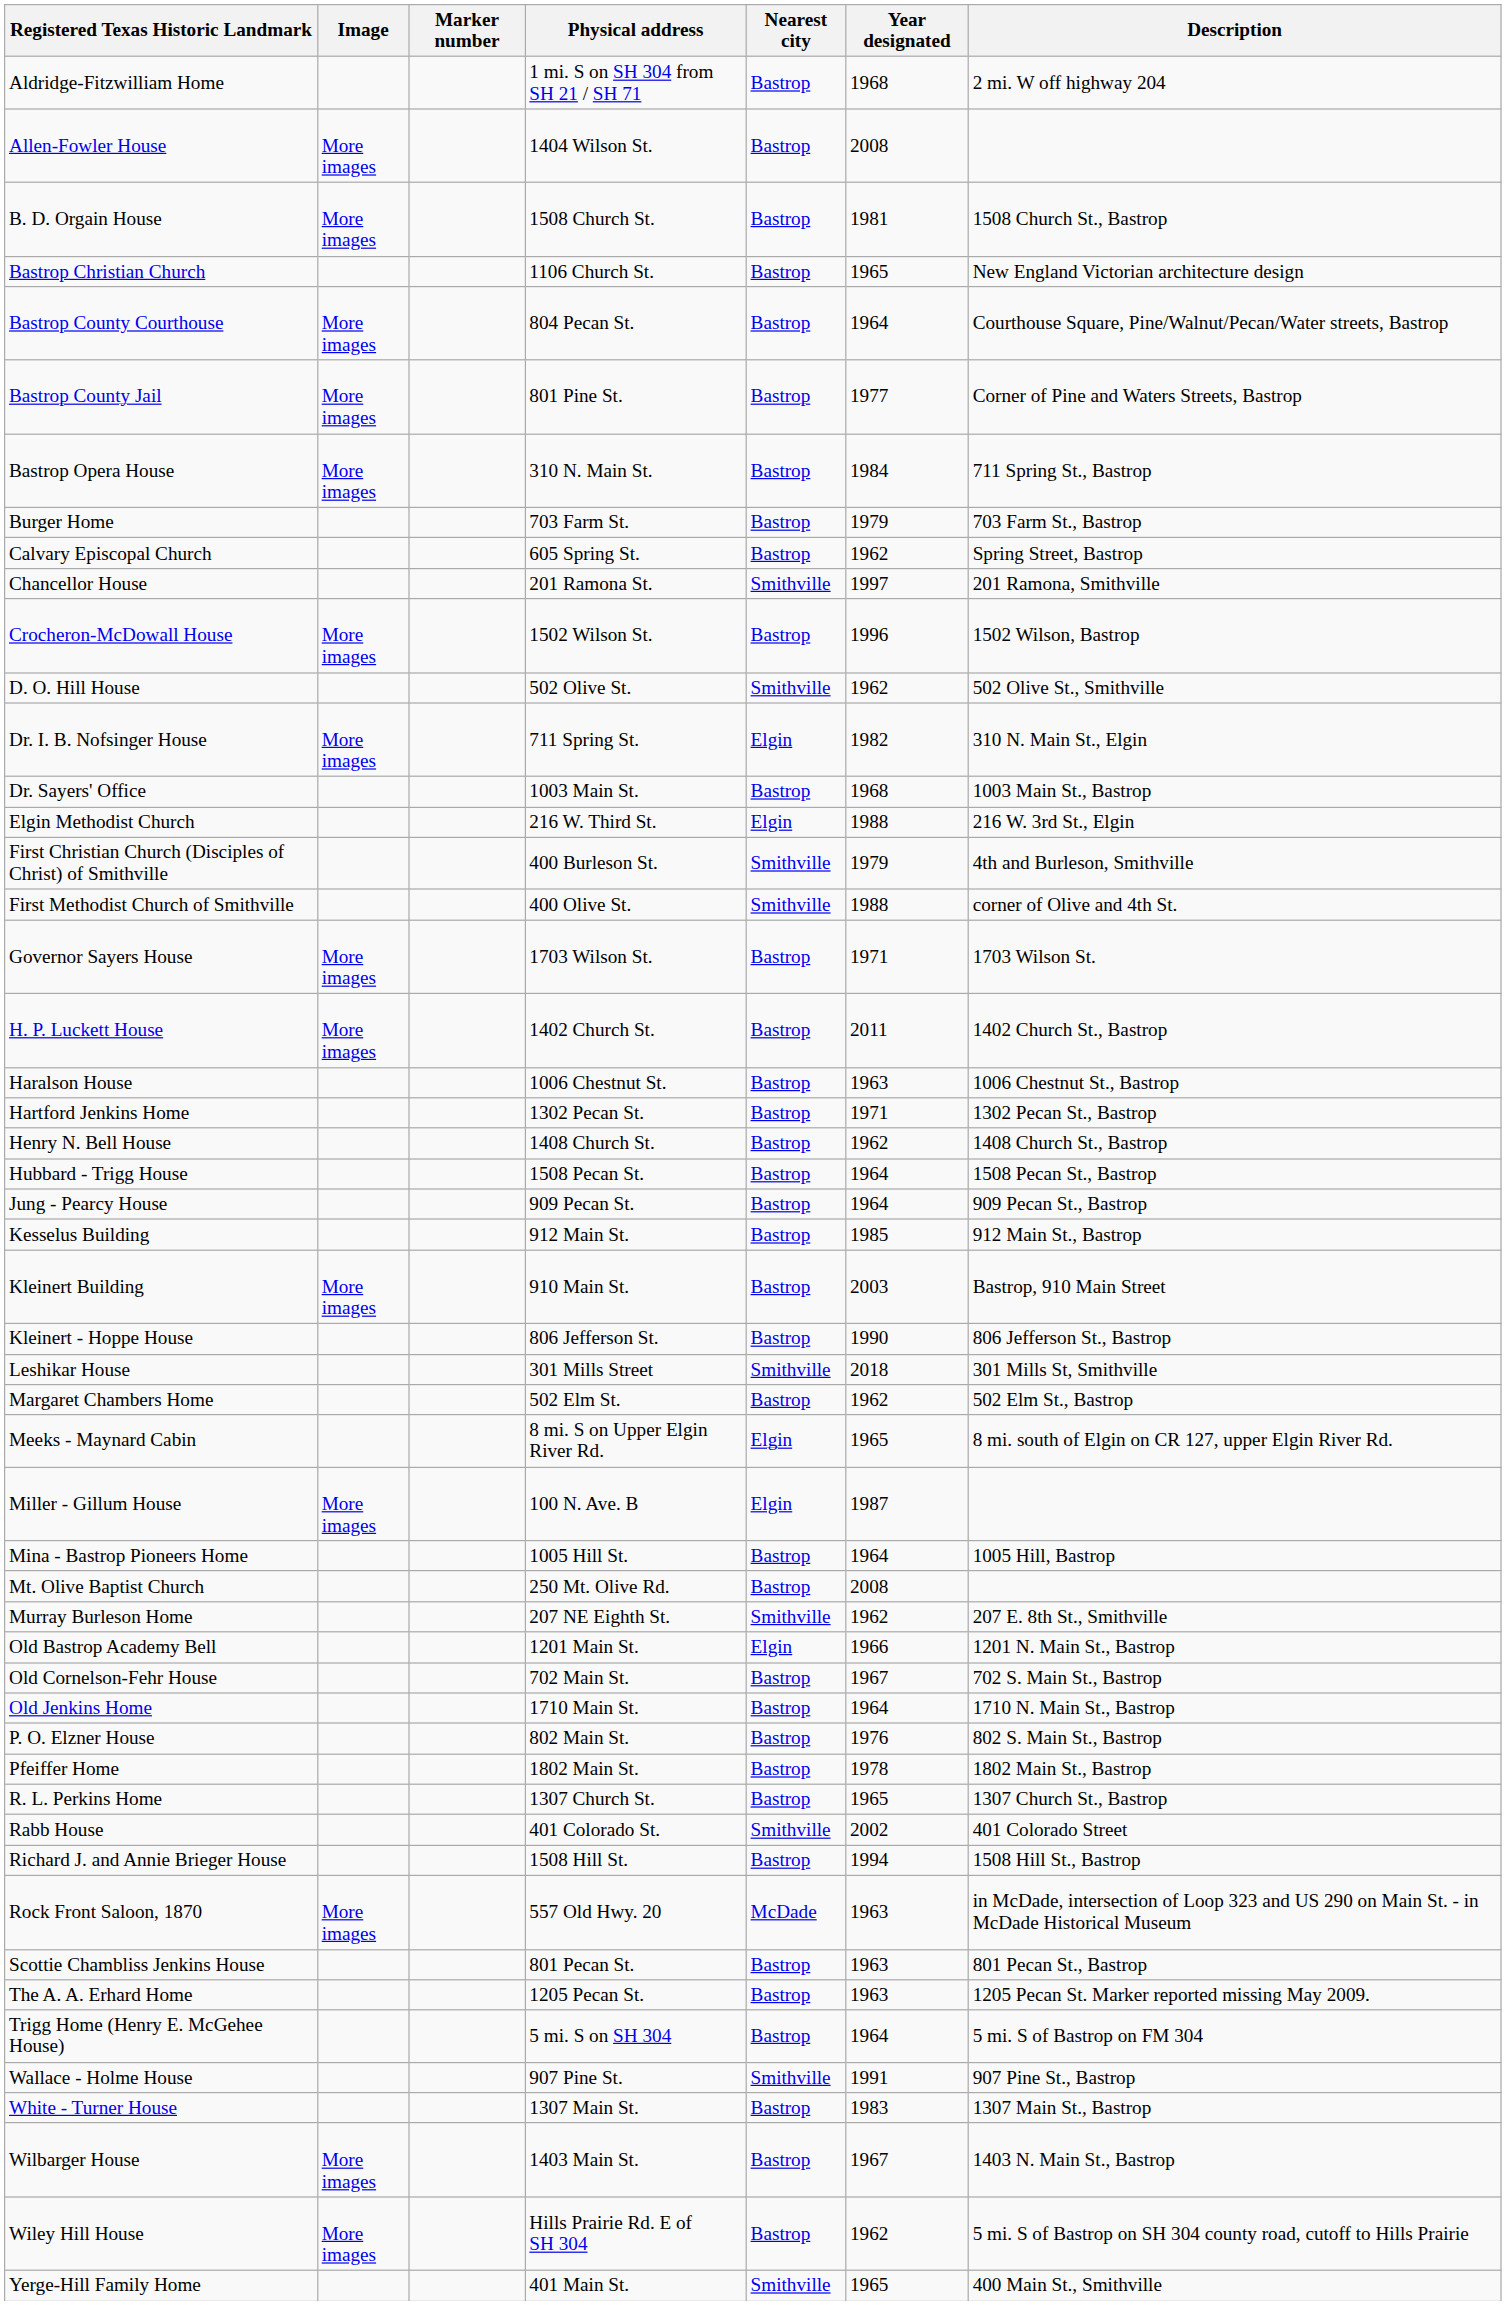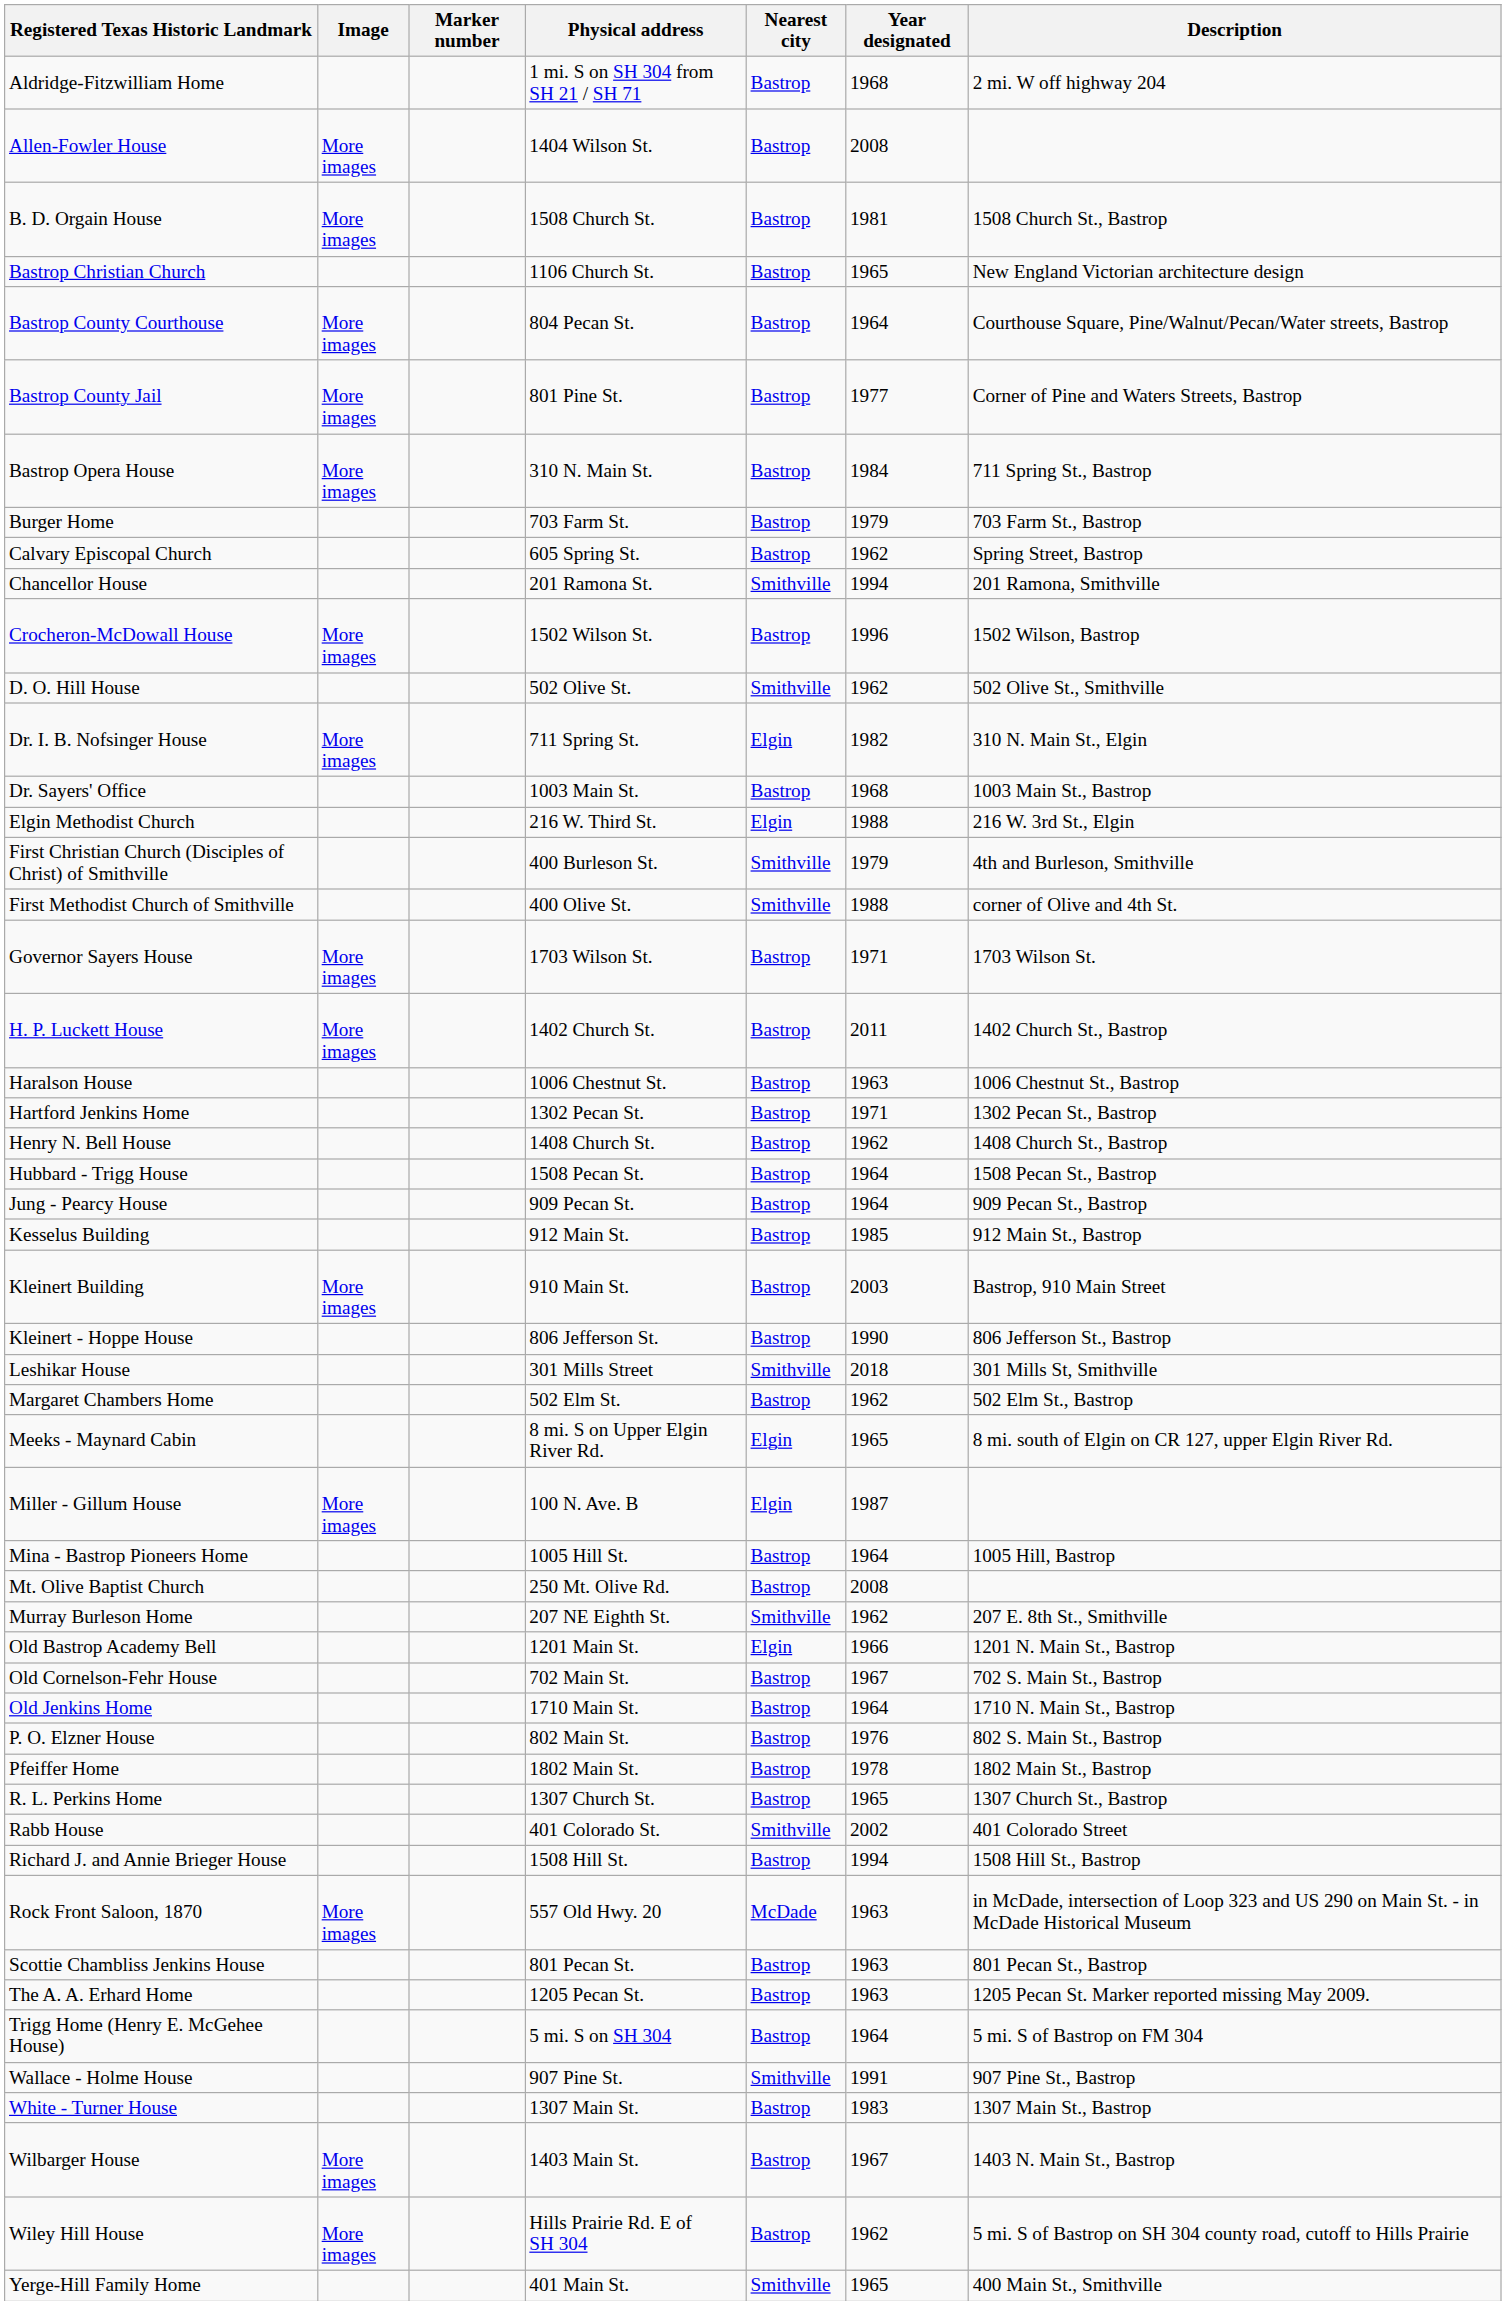(869, 583) 1997 -> (869, 583) 1994
